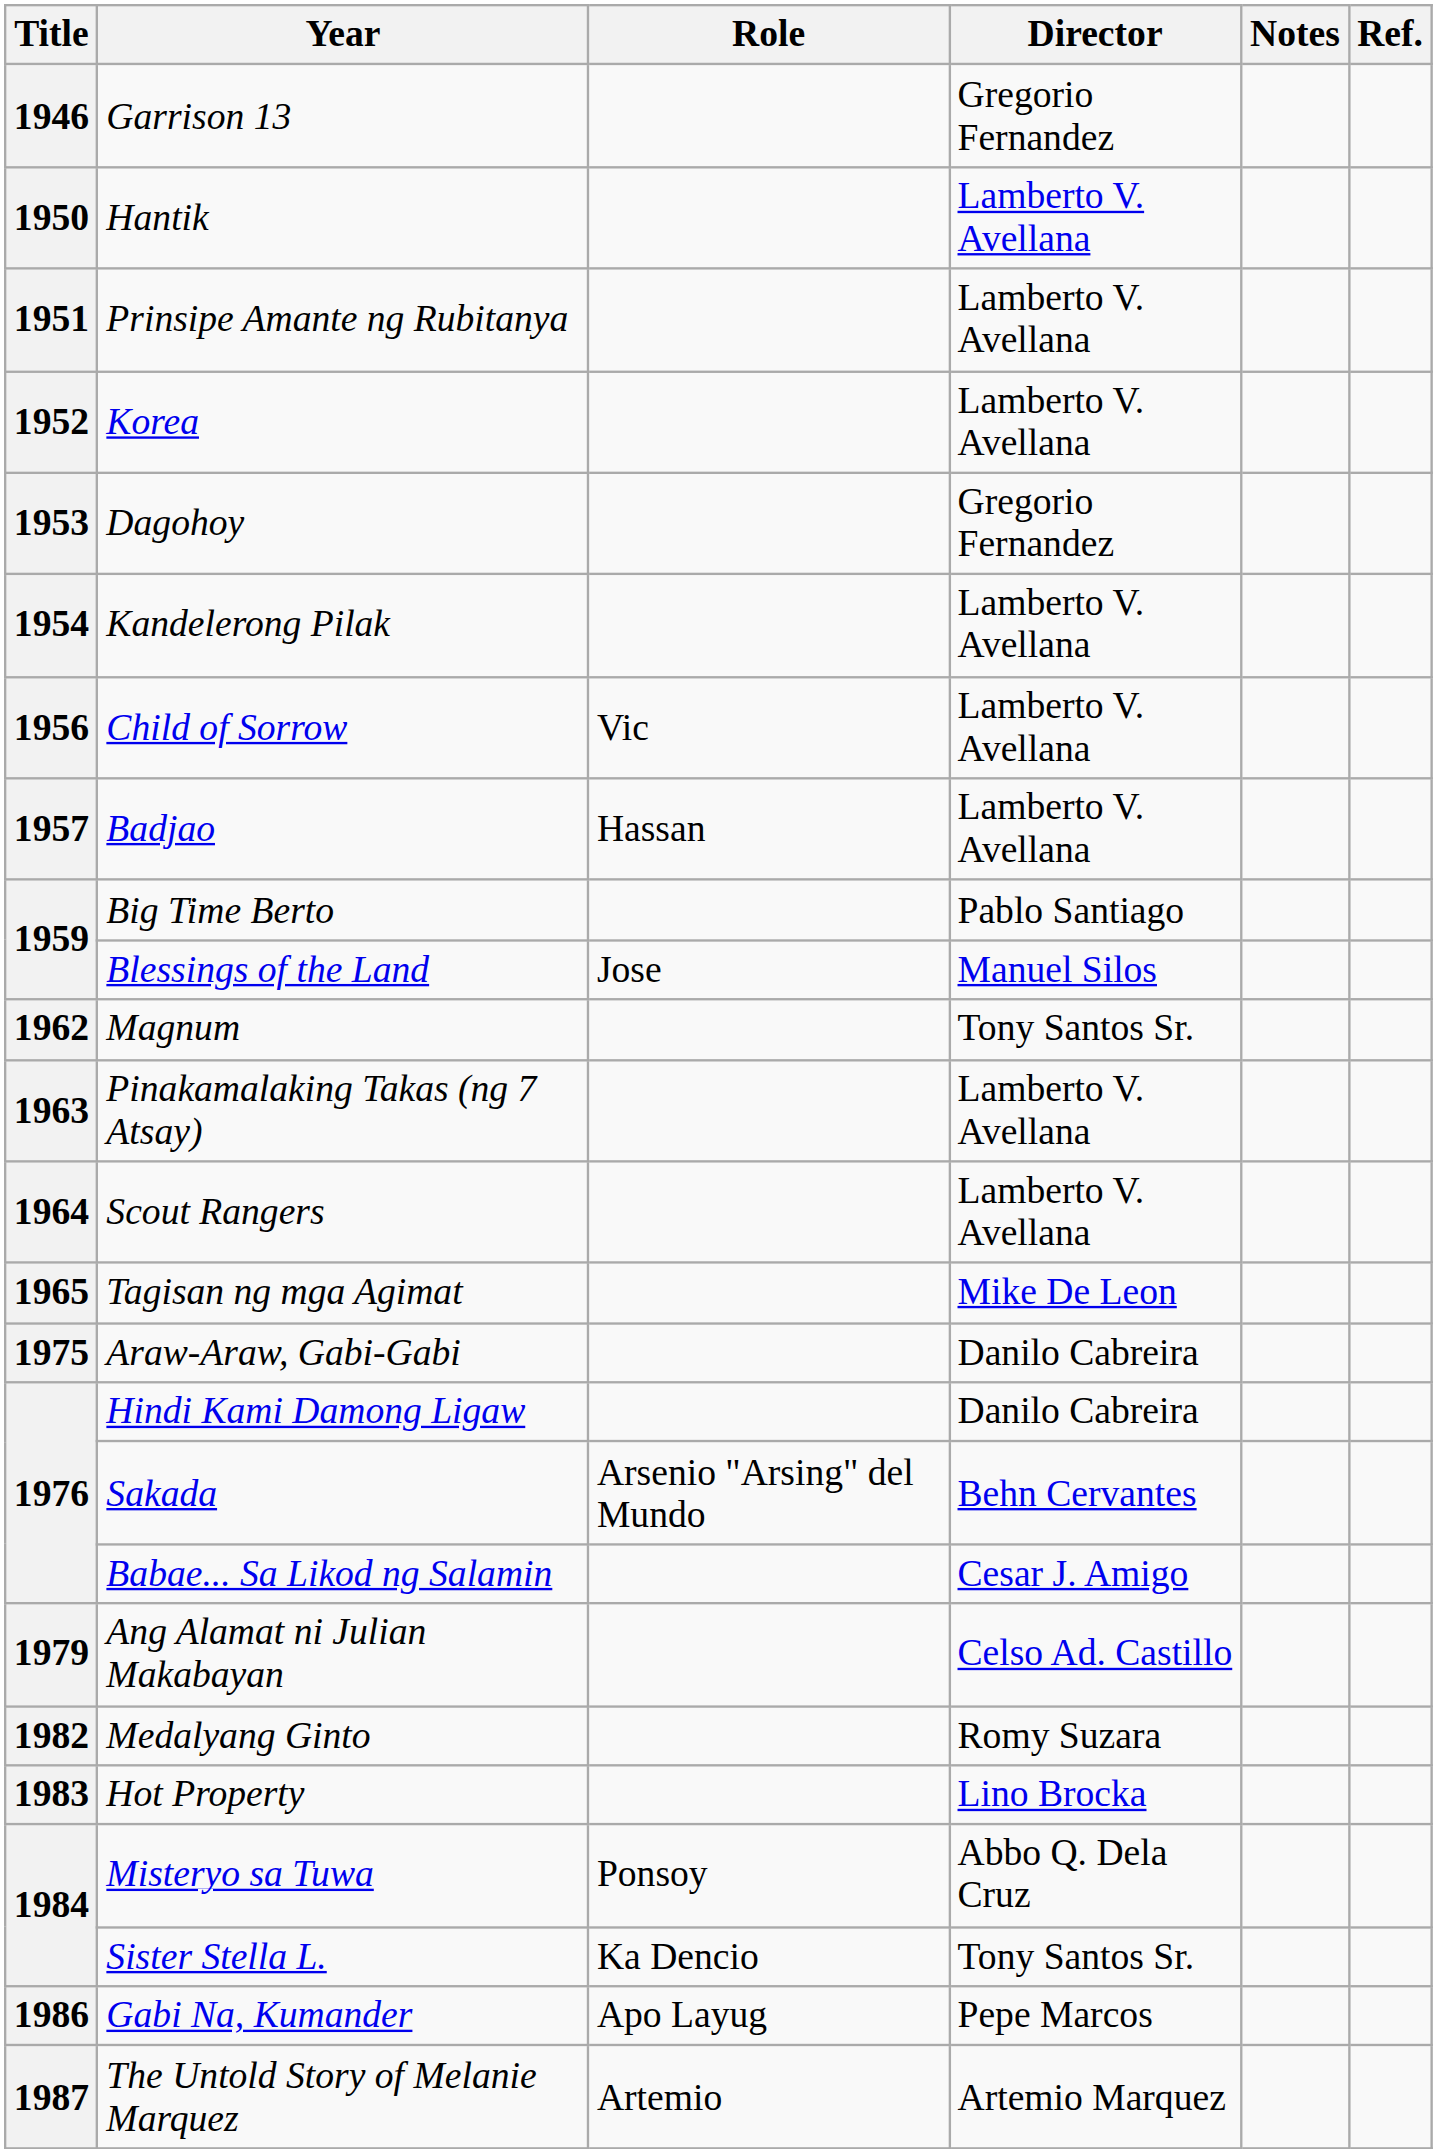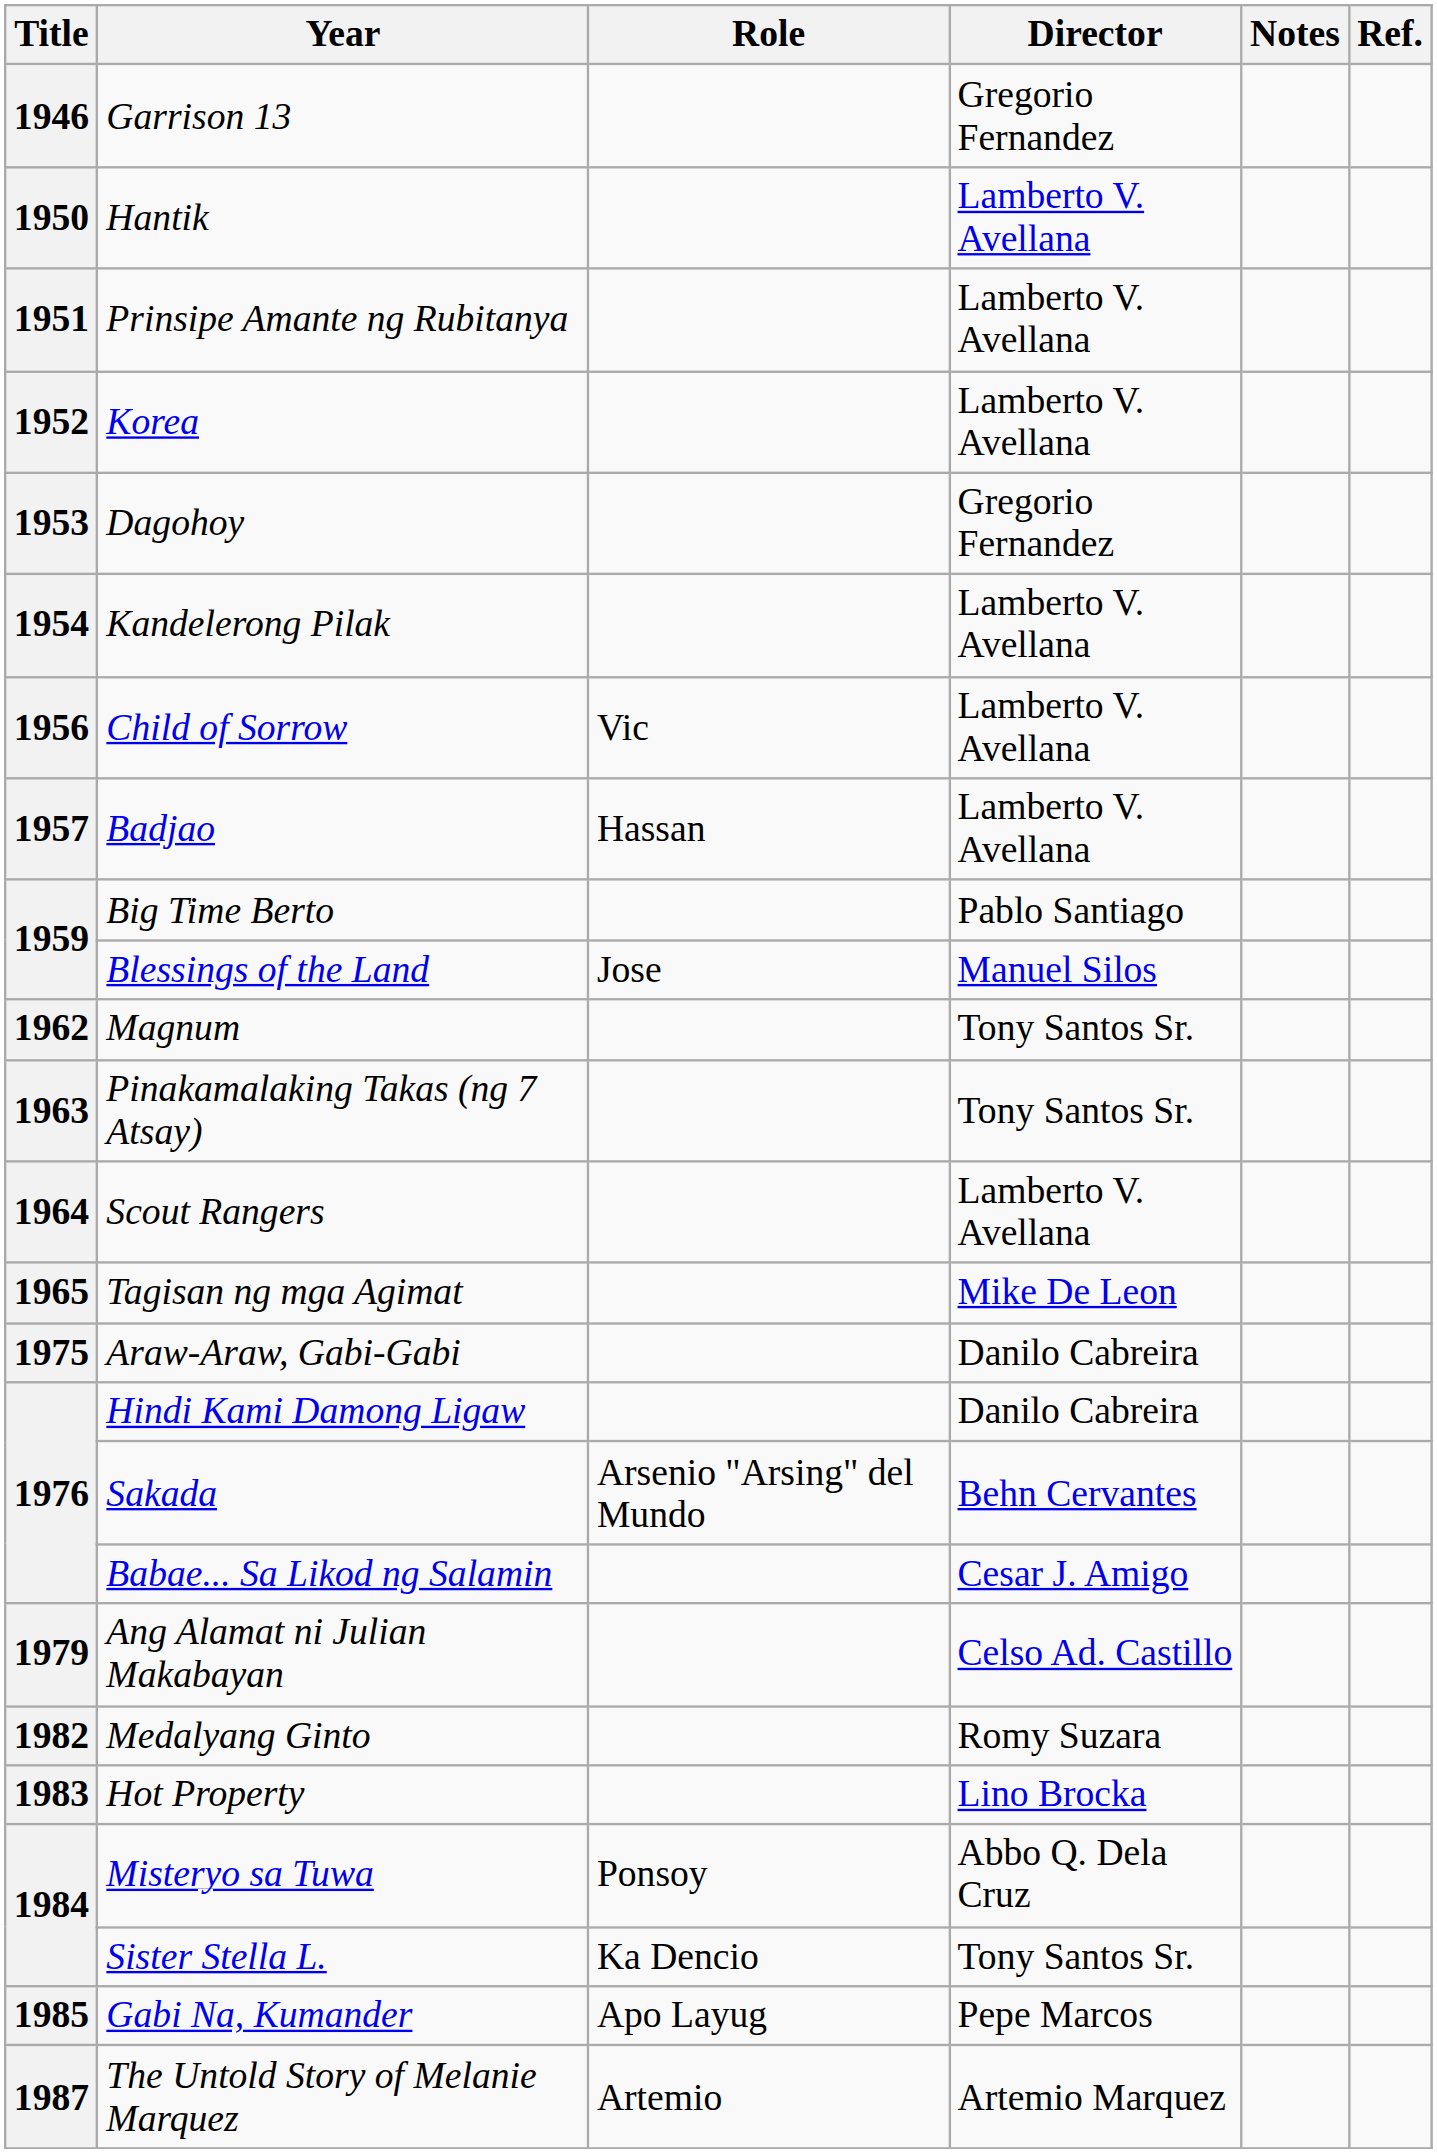(1051, 1109) Lamberto V. Avellana -> (1076, 1109) Tony Santos Sr.
(51, 2015) 1986 -> (51, 2015) 1985
